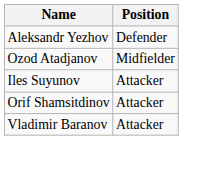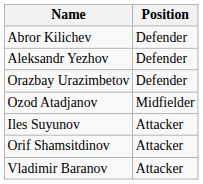+ row: (49, 37)
+ row: (69, 80)
